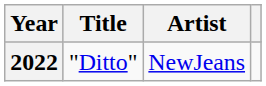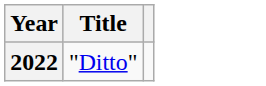- column: (197, 23)
